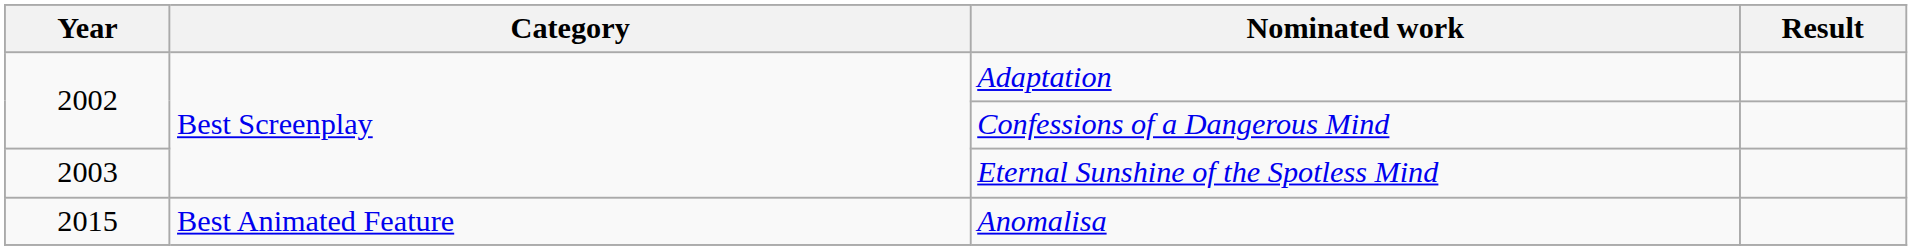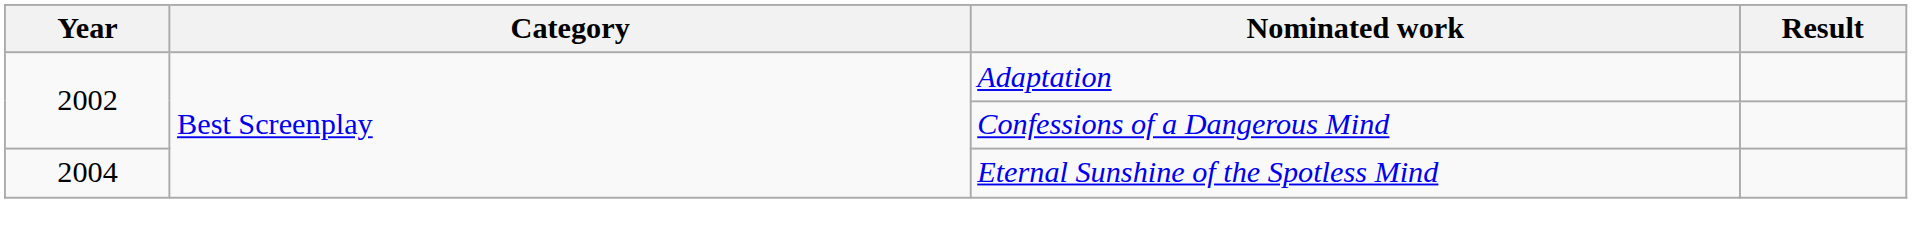(88, 172) 2003 -> (88, 172) 2004
- row: (1042, 220)
